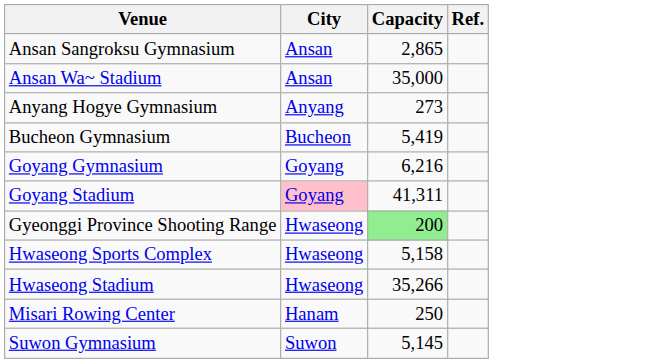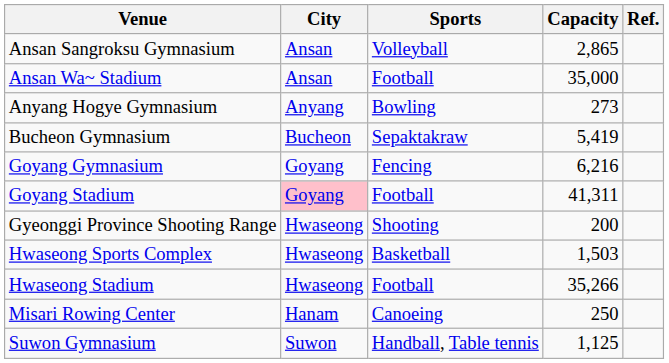+ column: (455, 19)
(429, 225) lightgreen background -> (605, 225) no background
(422, 254) 5,158 -> (598, 254) 1,503
(422, 343) 5,145 -> (598, 343) 1,125
